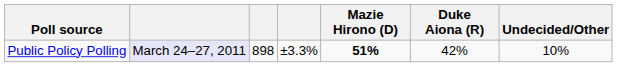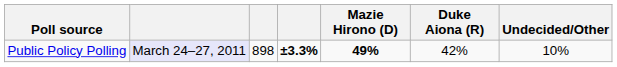(299, 51) normal -> (299, 51) bold
(365, 51) 51% -> (365, 51) 49%
